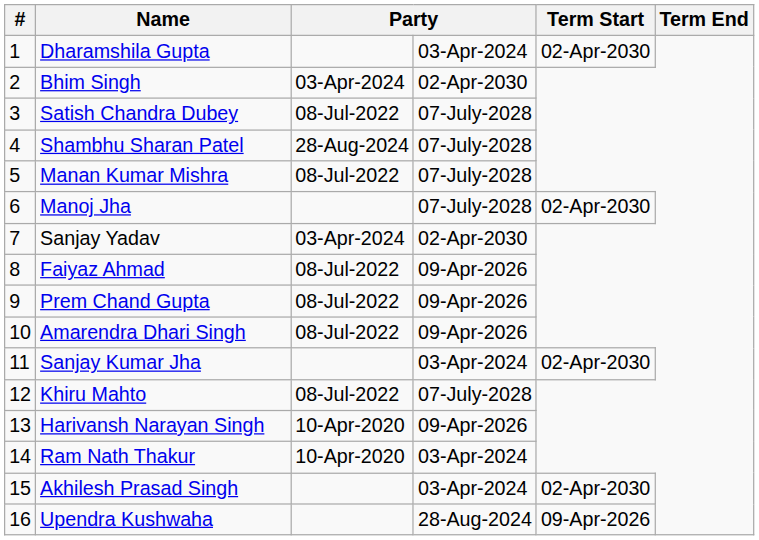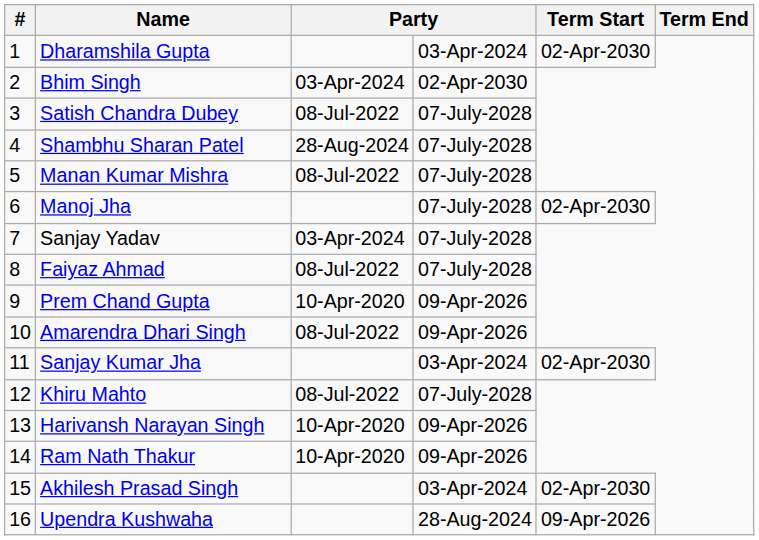(473, 238) 02-Apr-2030 -> (475, 238) 07-July-2028
(473, 269) 09-Apr-2026 -> (475, 269) 07-July-2028
(347, 301) 08-Jul-2022 -> (350, 301) 10-Apr-2020
(473, 457) 03-Apr-2024 -> (473, 457) 09-Apr-2026
